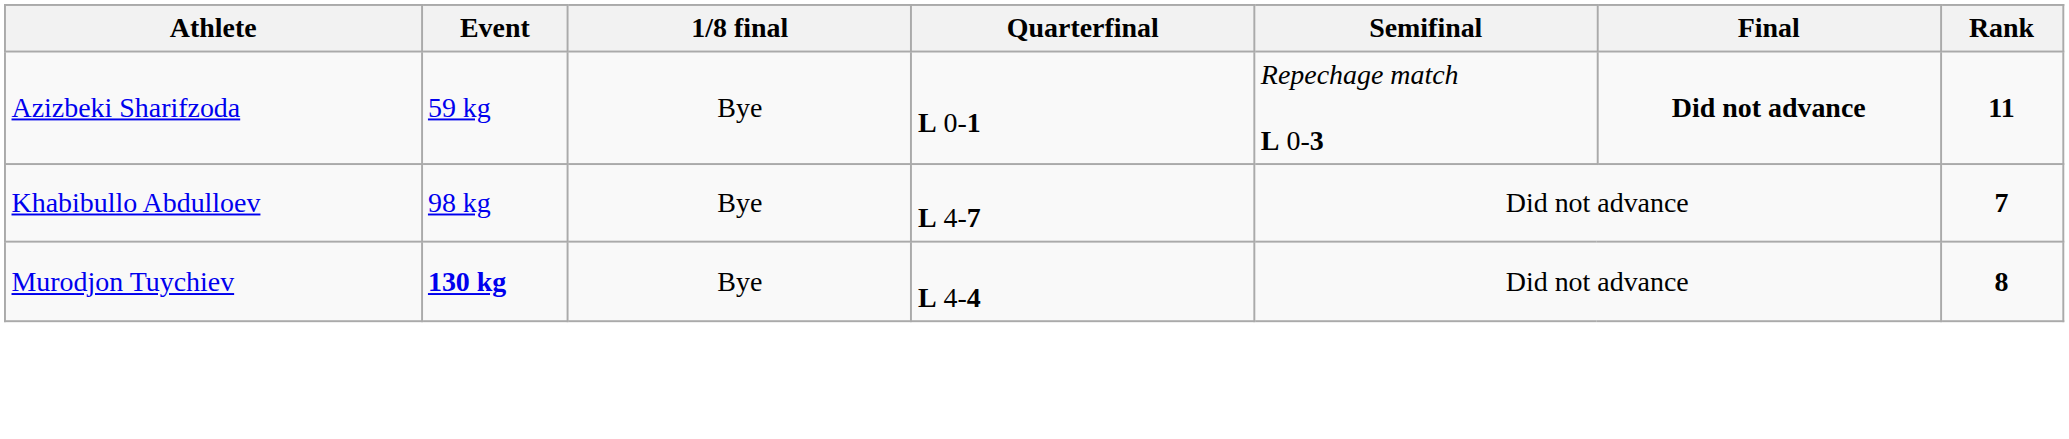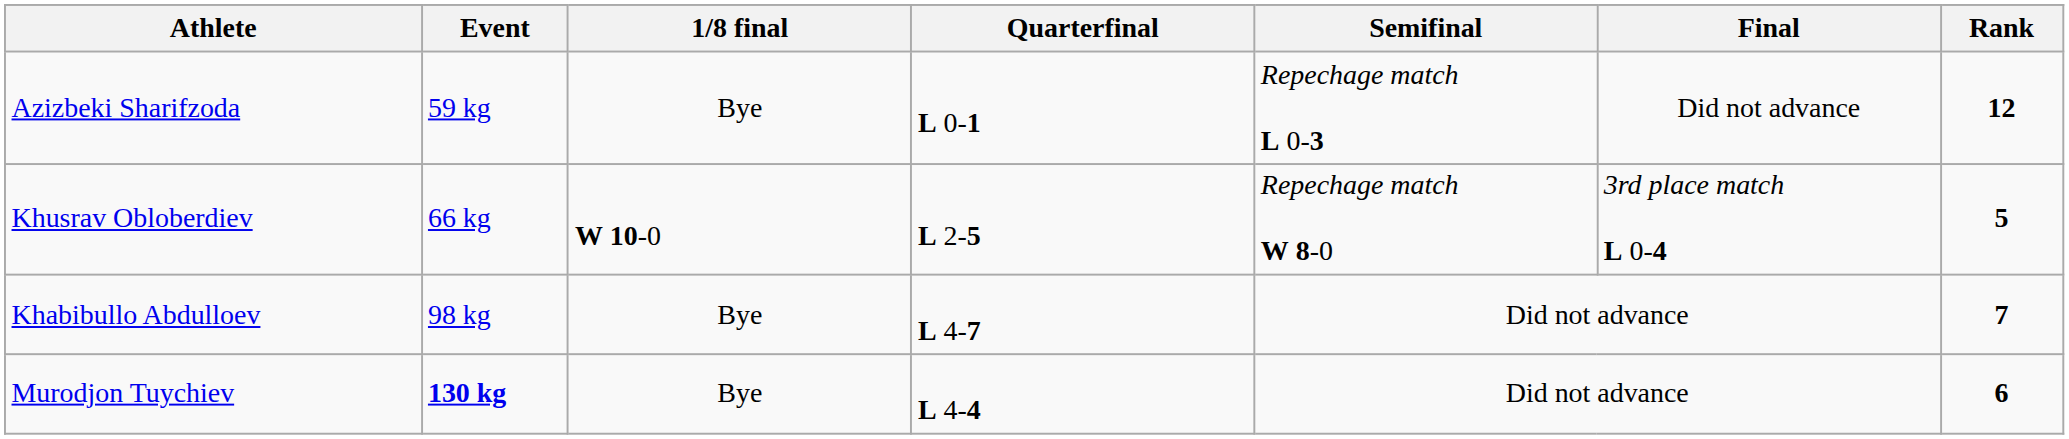(1769, 106) bold -> (1769, 106) normal
(2002, 106) 11 -> (2002, 106) 12
+ row: (132, 219)
(2002, 281) 8 -> (2002, 393) 6
